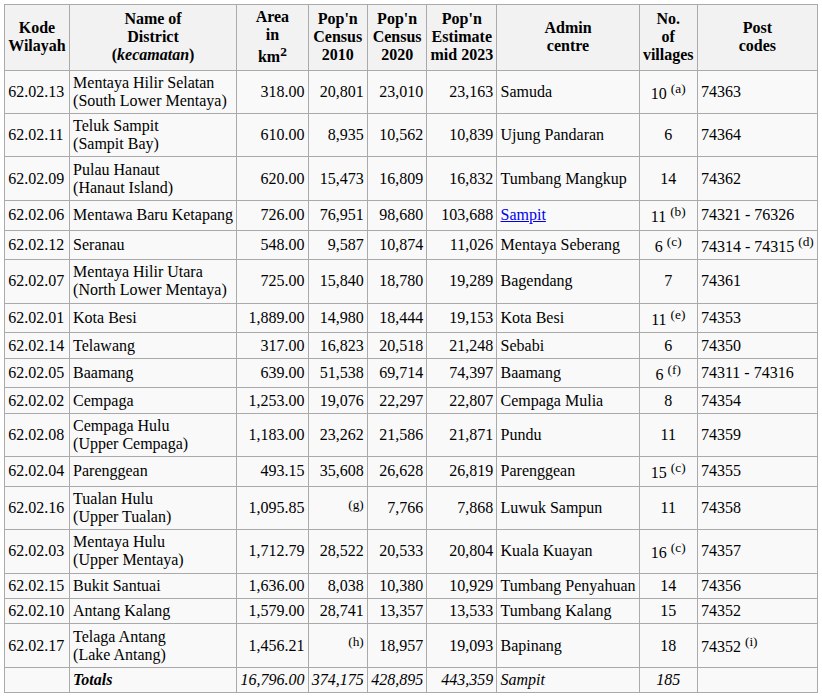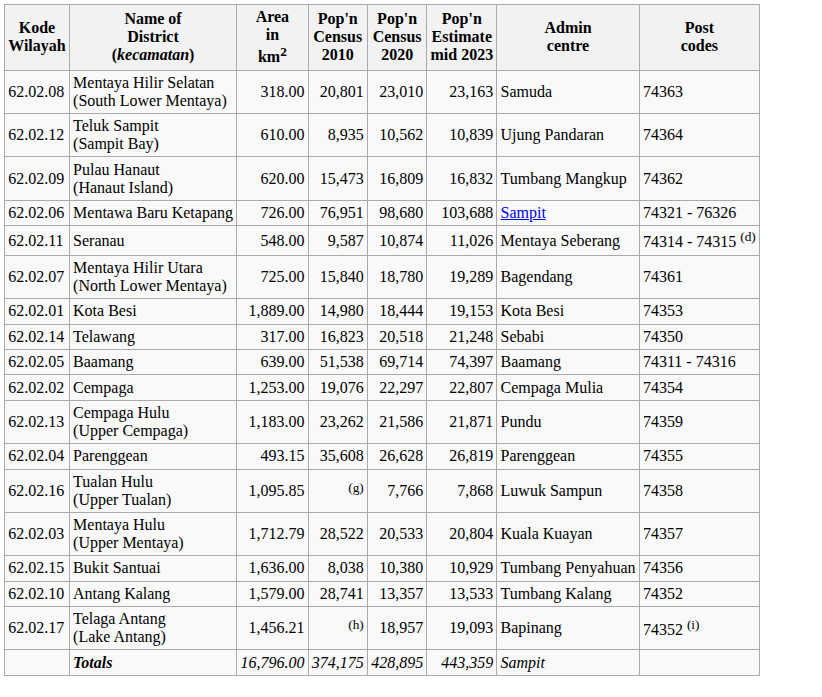- column: (668, 37)
(36, 91) 62.02.13 -> (36, 91) 62.02.08
(36, 135) 62.02.11 -> (36, 135) 62.02.12
(36, 244) 62.02.12 -> (36, 240) 62.02.11
(36, 434) 62.02.08 -> (36, 421) 62.02.13
